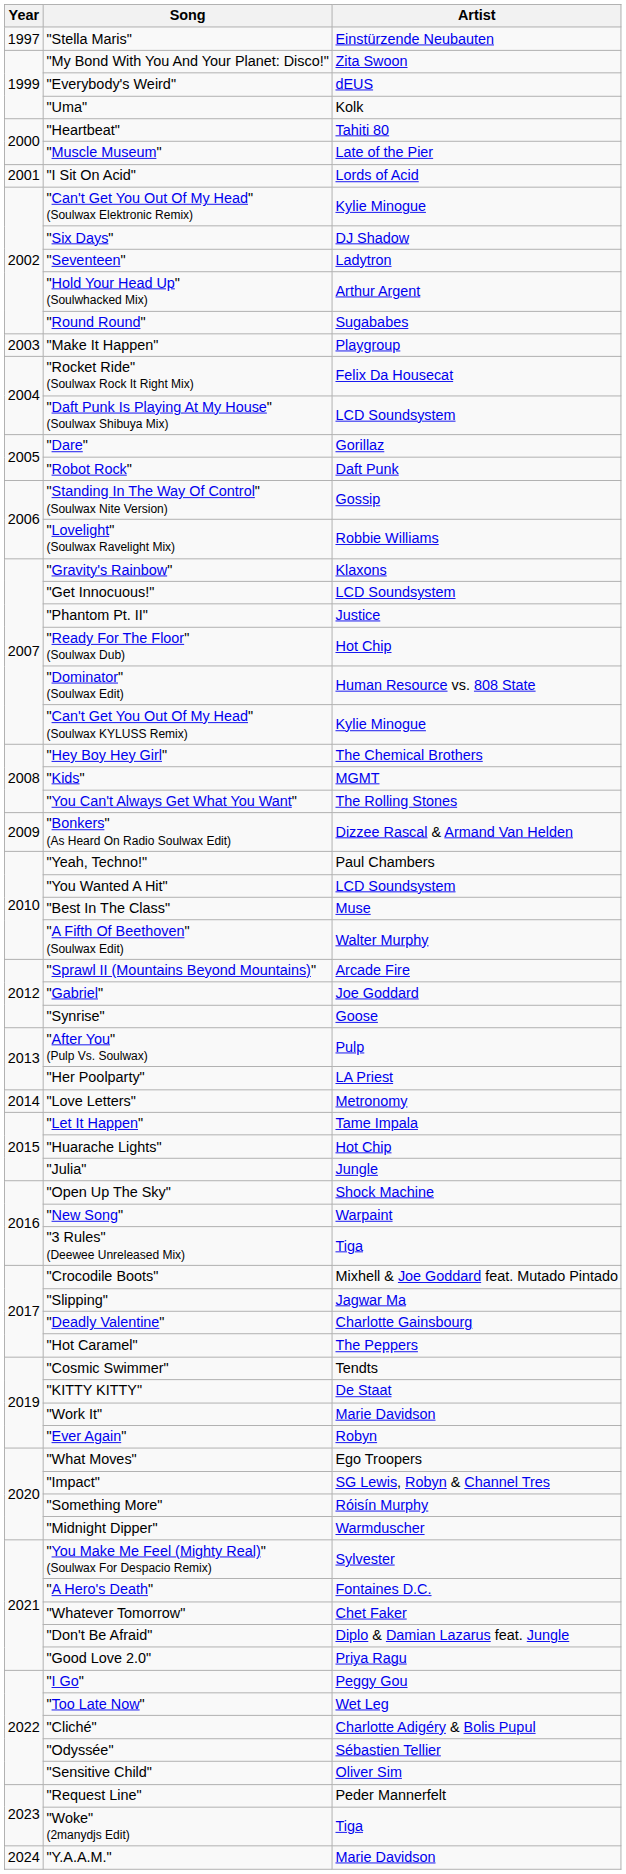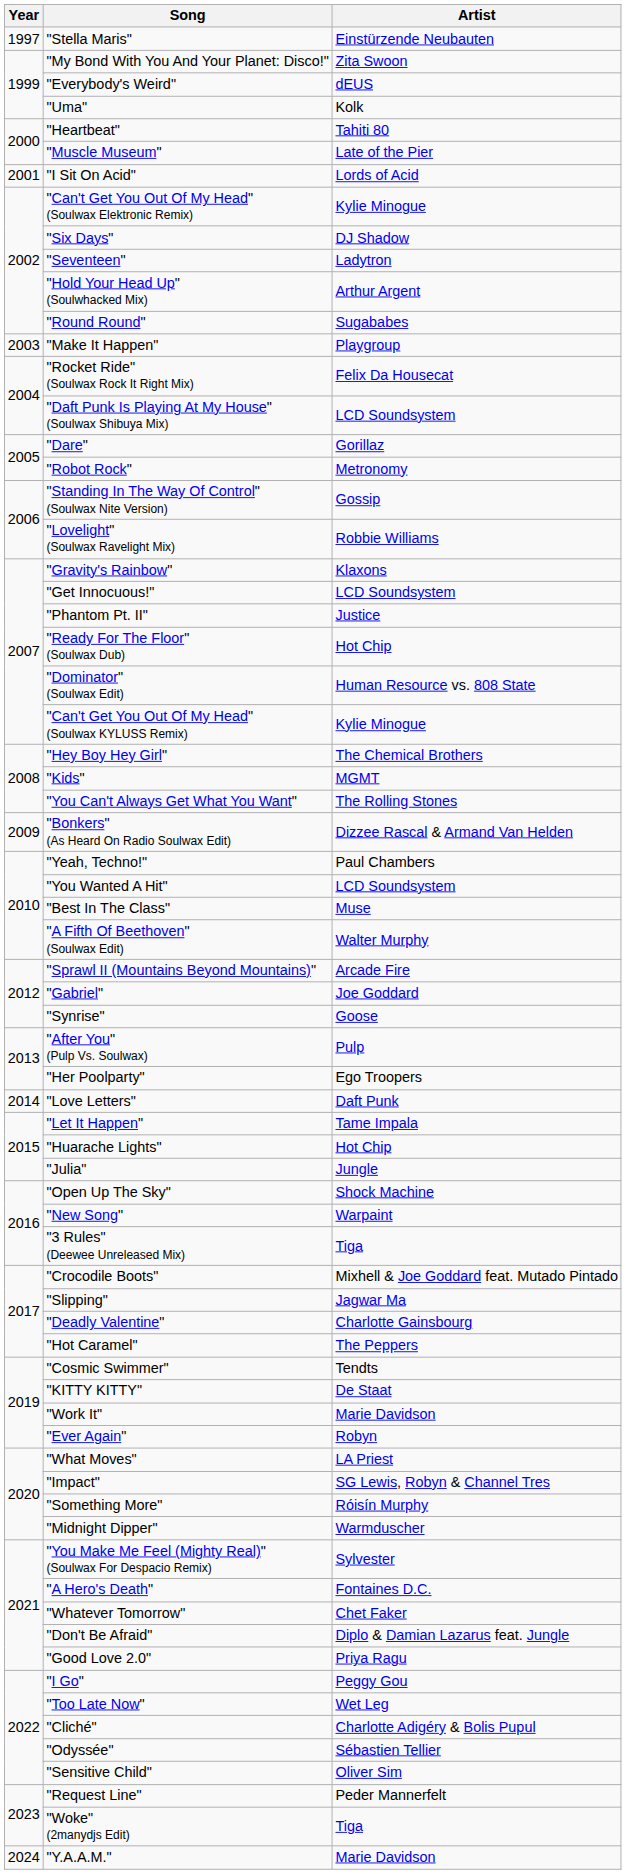(367, 468) Daft Punk -> (371, 468) Metronomy
(364, 1078) LA Priest -> (379, 1078) Ego Troopers
(371, 1100) Metronomy -> (367, 1100) Daft Punk
(379, 1459) Ego Troopers -> (364, 1459) LA Priest
